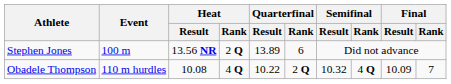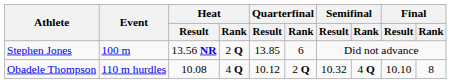(267, 50) 13.89 -> (267, 50) 13.85
(267, 69) 10.22 -> (267, 69) 10.12
(399, 69) 10.09 -> (399, 69) 10.10
(431, 69) 7 -> (431, 69) 8
